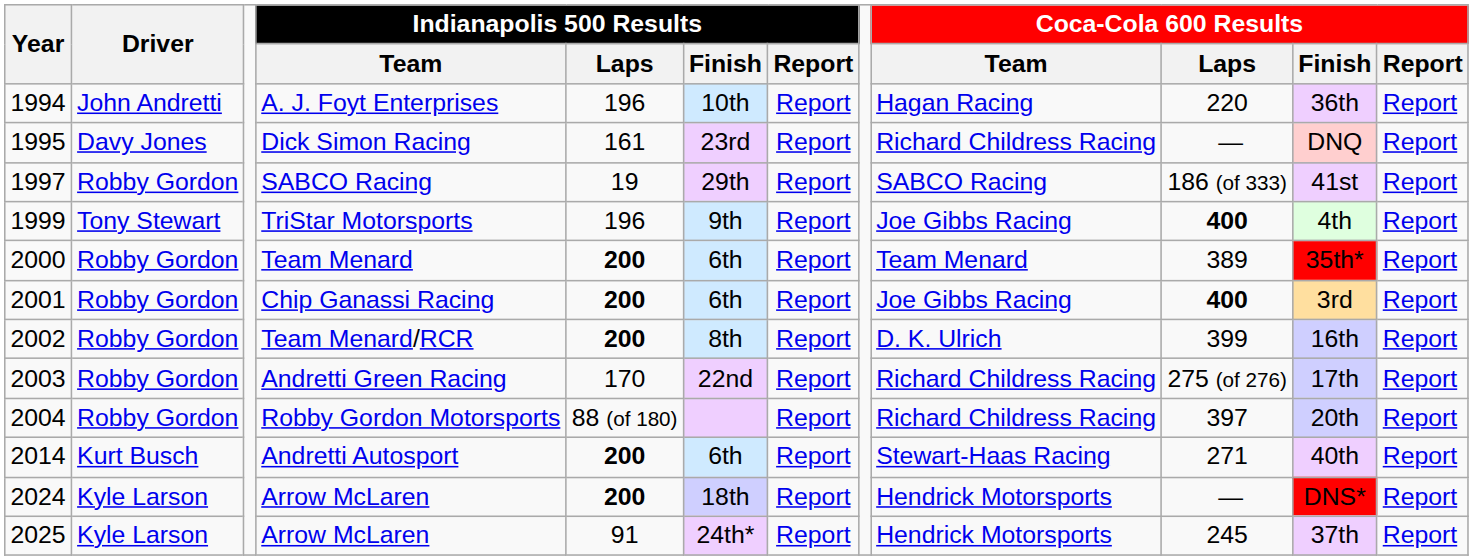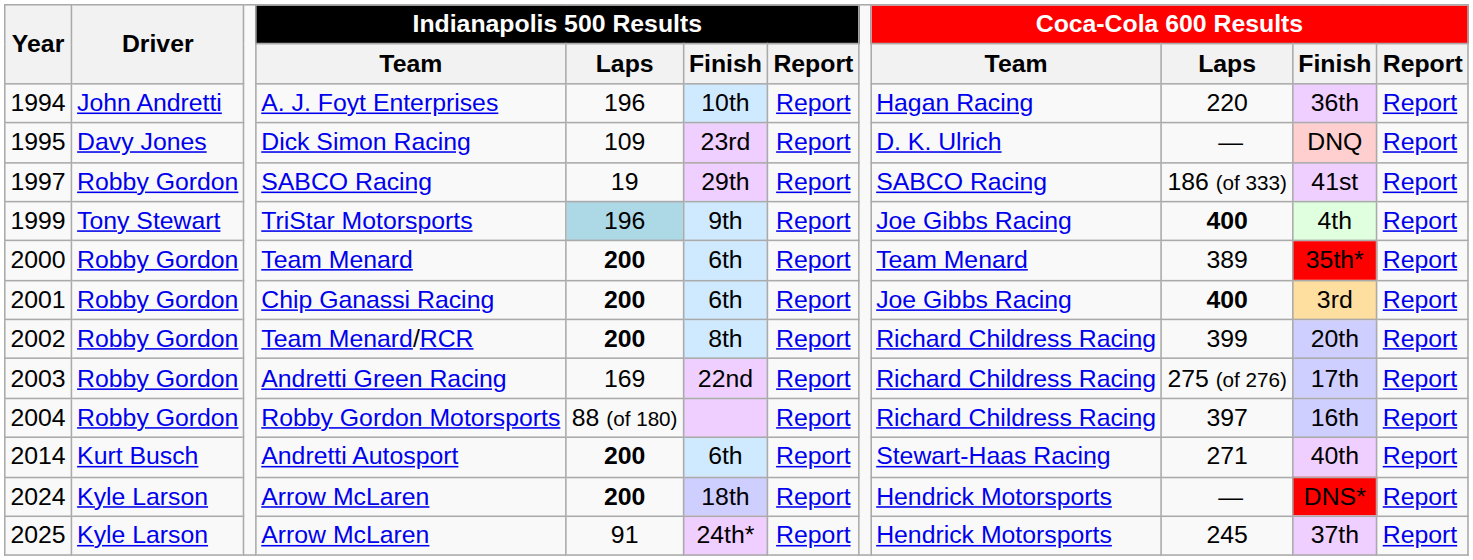(625, 142) 161 -> (625, 142) 109
(1016, 142) Richard Childress Racing -> (939, 142) D. K. Ulrich
(625, 220) no background -> (625, 220) lightblue background
(939, 338) D. K. Ulrich -> (1016, 338) Richard Childress Racing
(1335, 338) 16th -> (1335, 338) 20th
(625, 378) 170 -> (625, 378) 169
(1335, 417) 20th -> (1335, 417) 16th
